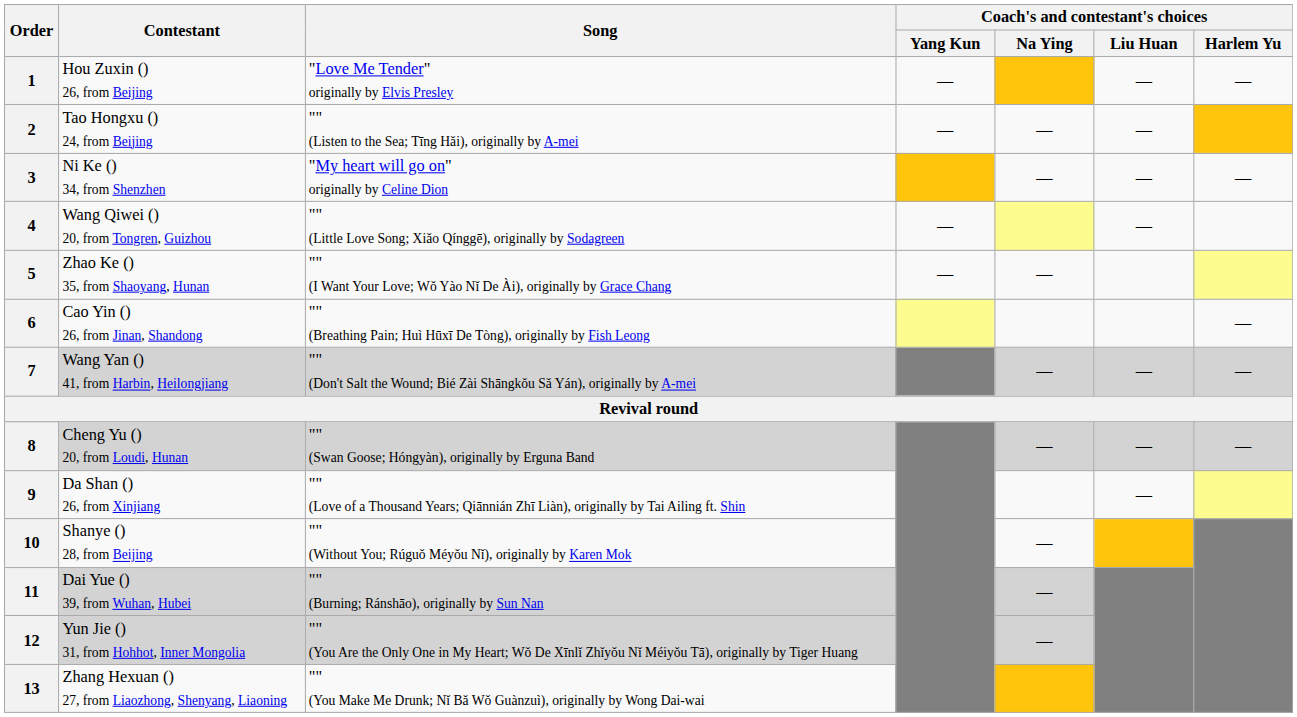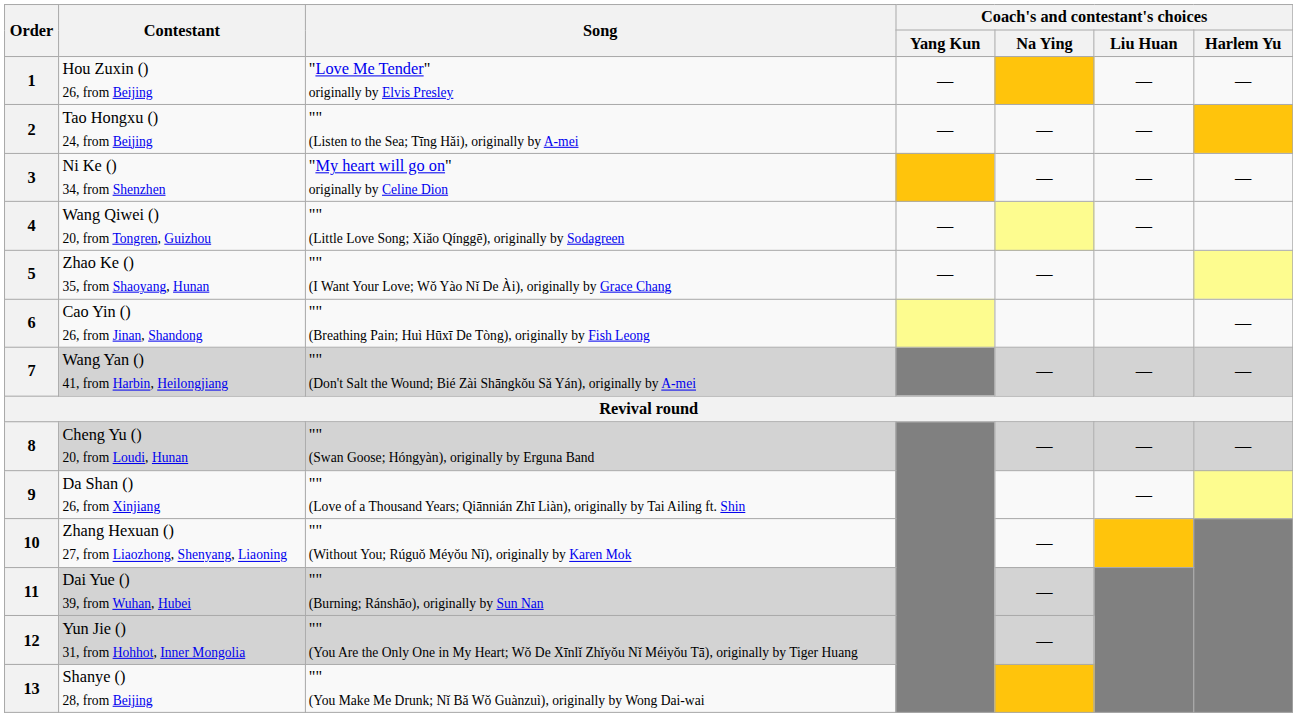(108, 543) Shanye () 28, from Beijing -> (175, 543) Zhang Hexuan () 27, from Liaozhong, Shenyang, Liaoning
(175, 688) Zhang Hexuan () 27, from Liaozhong, Shenyang, Liaoning -> (108, 688) Shanye () 28, from Beijing
